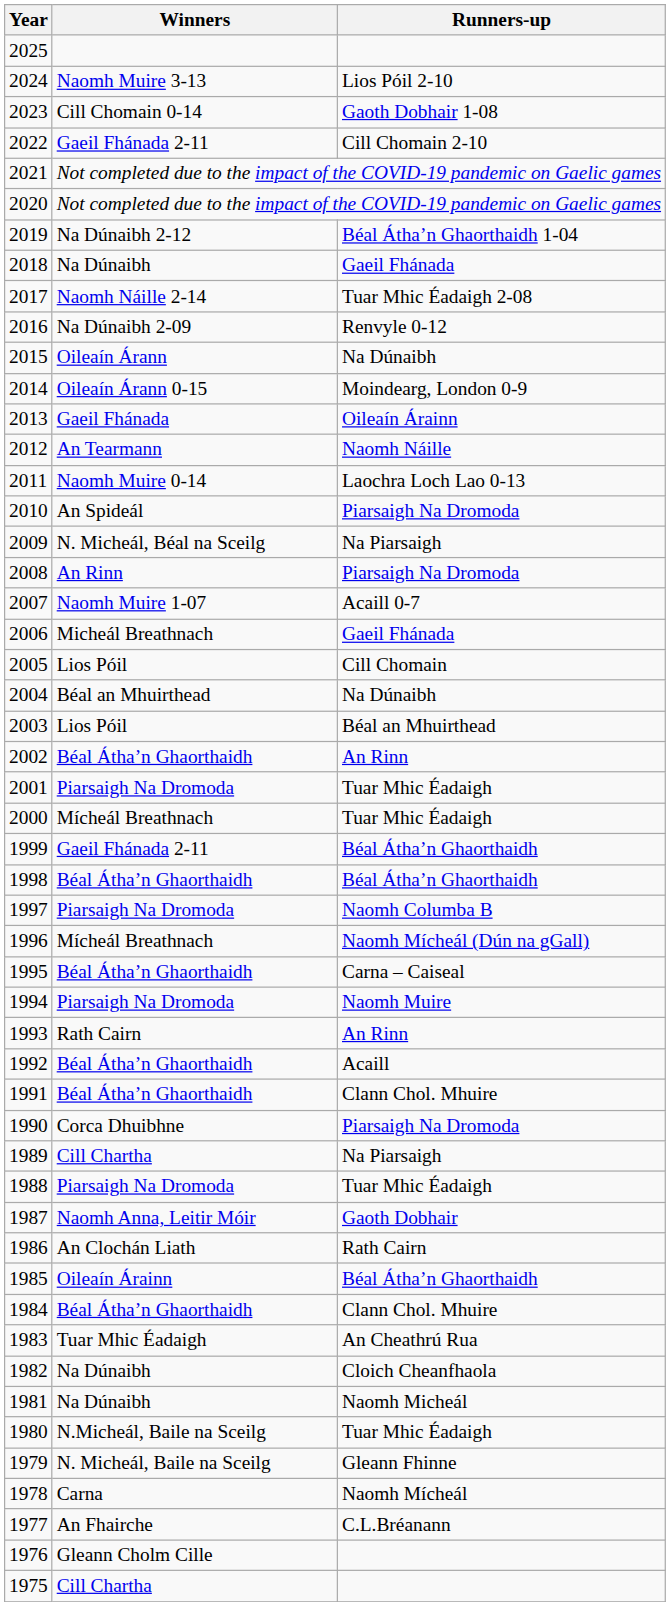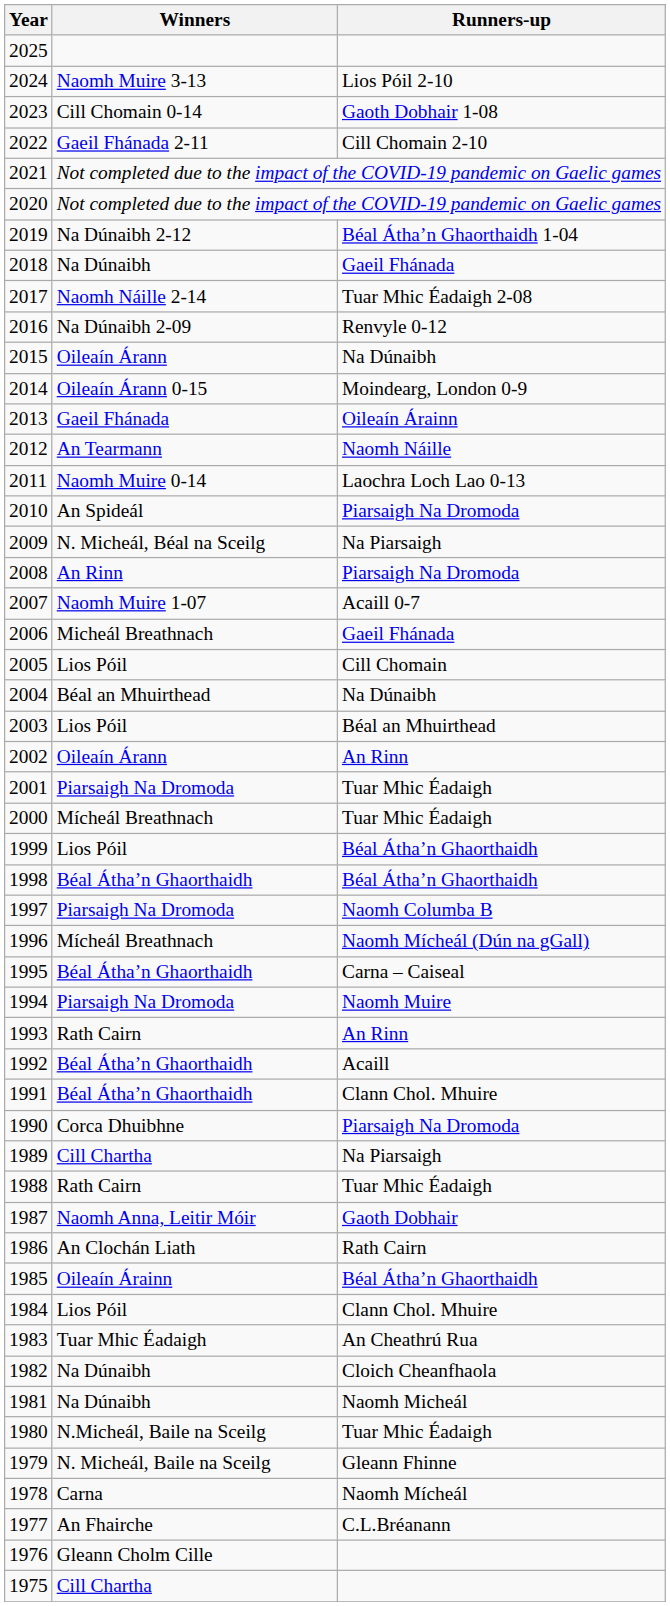(155, 756) Béal Átha’n Ghaorthaidh -> (112, 756) Oileaín Árann
(133, 848) Gaeil Fhánada 2-11 -> (92, 848) Lios Póil
(145, 1186) Piarsaigh Na Dromoda -> (99, 1186) Rath Cairn
(155, 1309) Béal Átha’n Ghaorthaidh -> (92, 1309) Lios Póil
